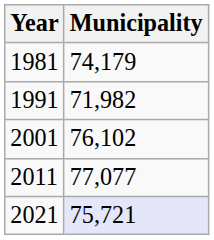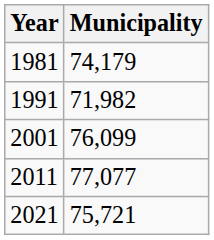(103, 138) 76,102 -> (103, 138) 76,099
(103, 215) lavender background -> (103, 215) no background
